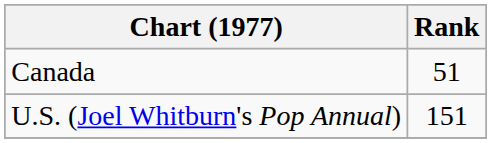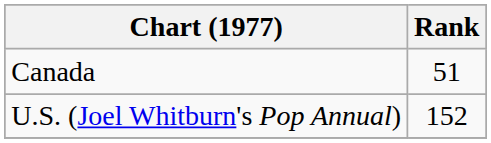(447, 115) 151 -> (447, 115) 152
